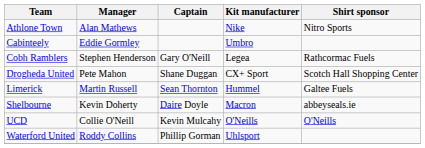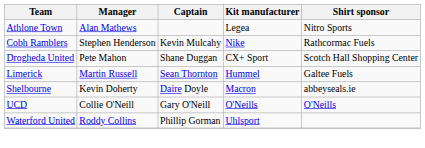(235, 27) Nike -> (237, 27) Legea
- row: (28, 43)
(185, 58) Gary O'Neill -> (191, 43) Kevin Mulcahy
(237, 58) Legea -> (235, 43) Nike
(191, 120) Kevin Mulcahy -> (185, 105) Gary O'Neill
